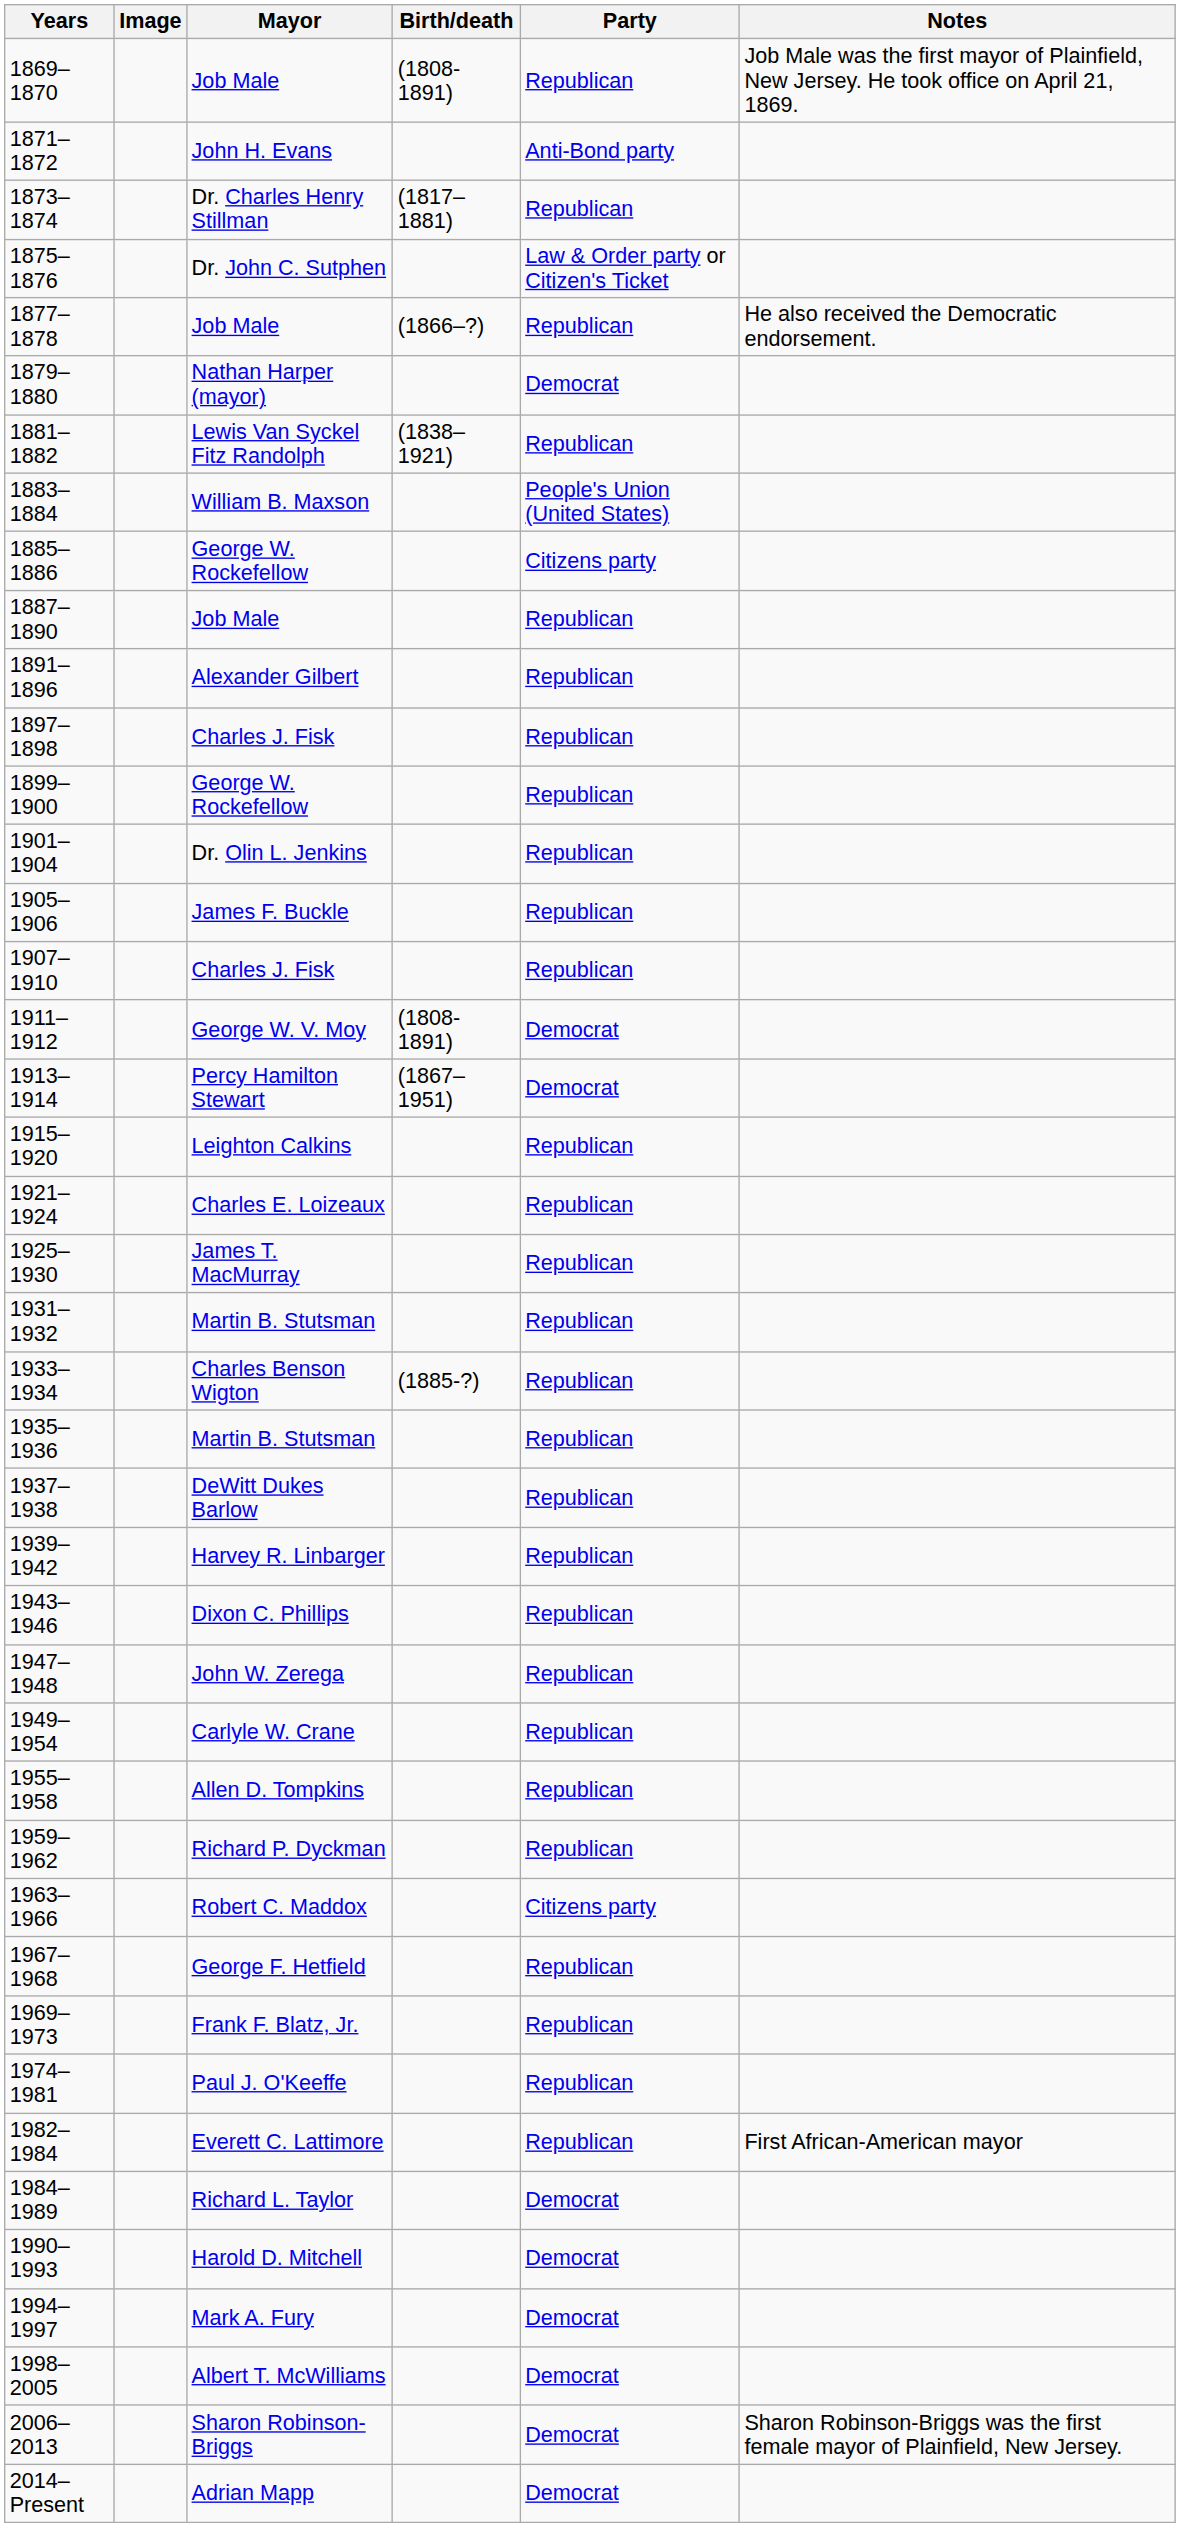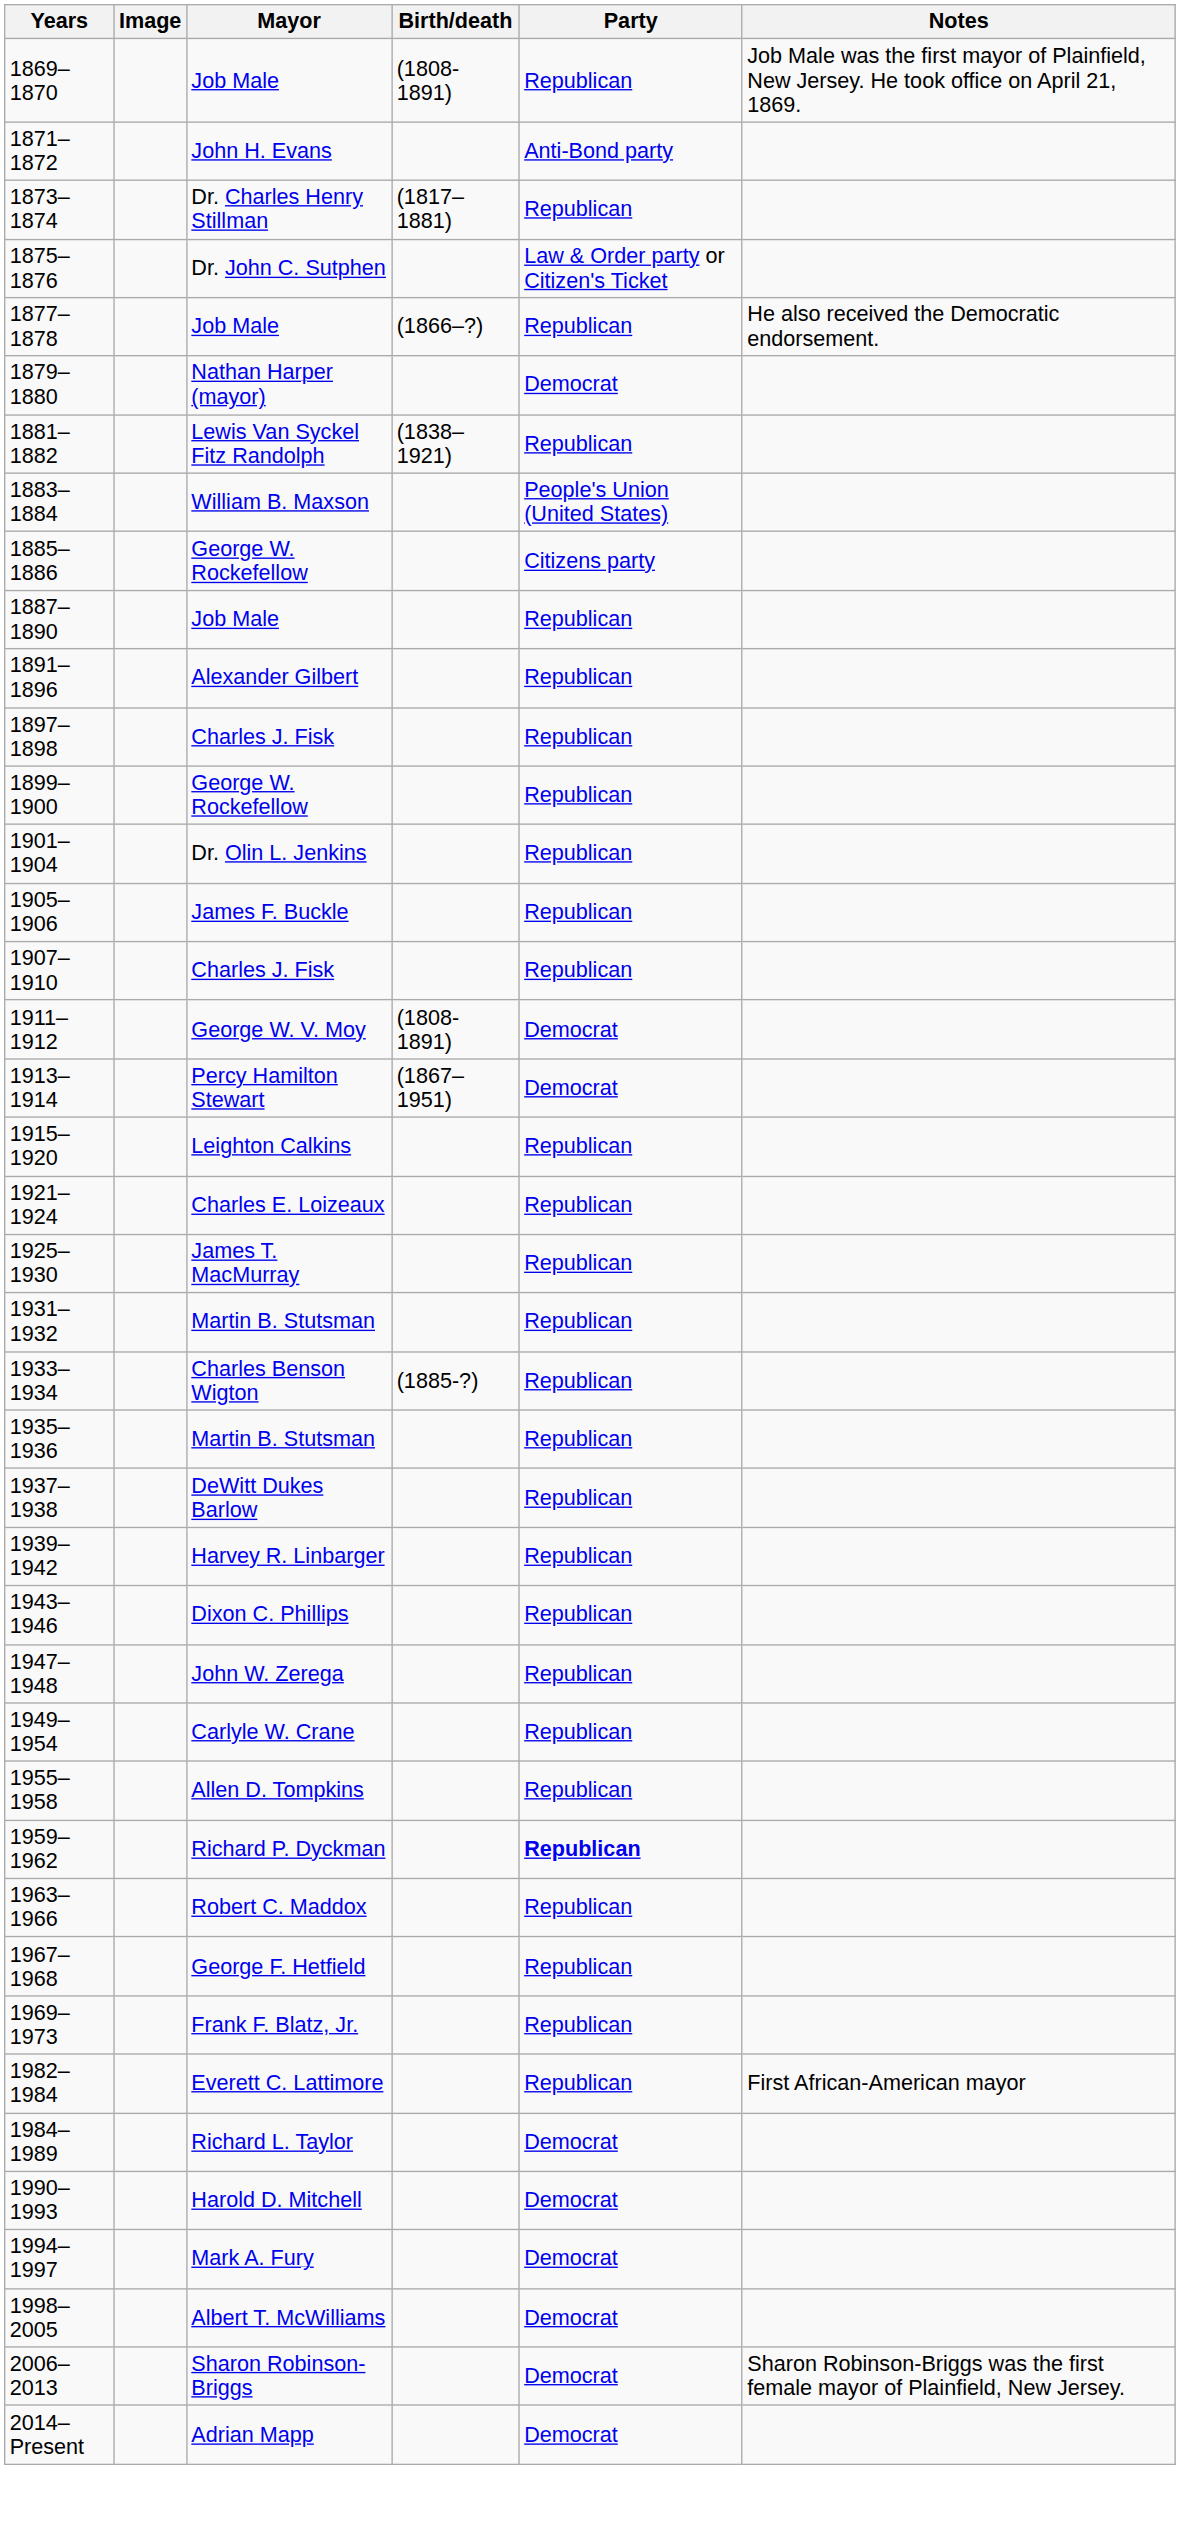(579, 1849) normal -> (582, 1849) bold
(591, 1907) Citizens party -> (578, 1907) Republican
- row: (40, 2083)
